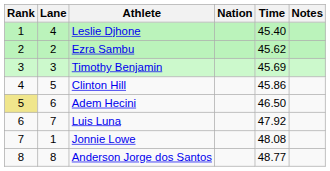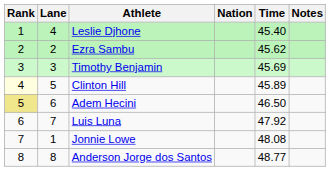(21, 85) no background -> (21, 85) lightyellow background
(272, 85) 45.86 -> (272, 85) 45.89
